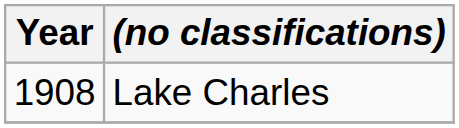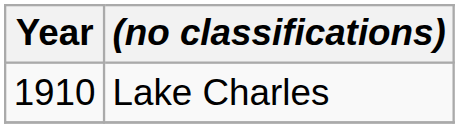(55, 92) 1908 -> (55, 92) 1910
